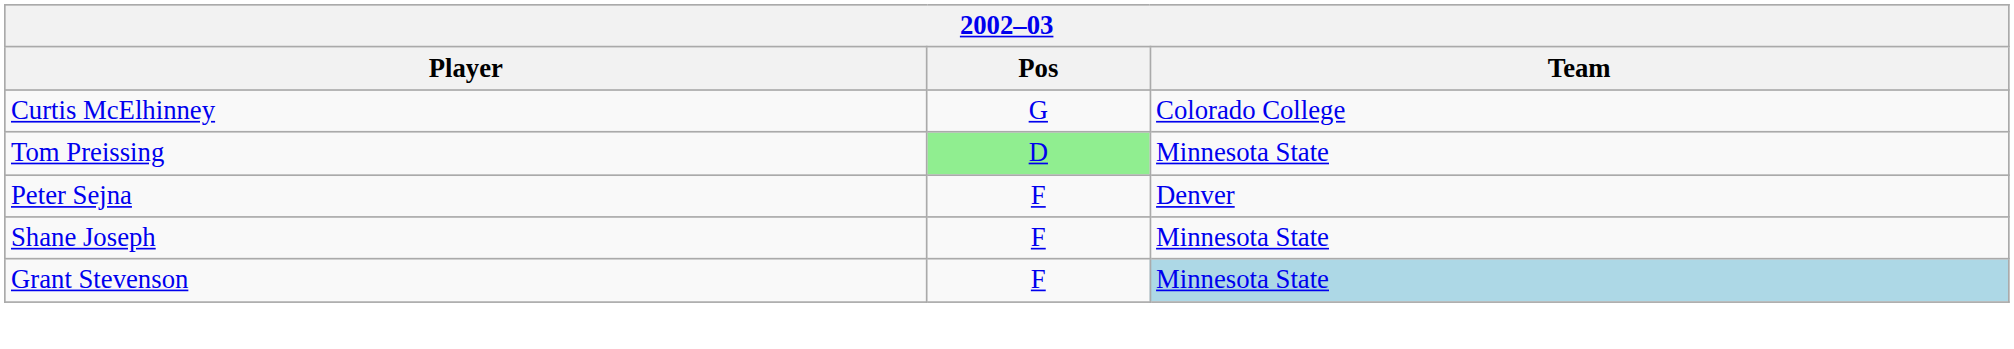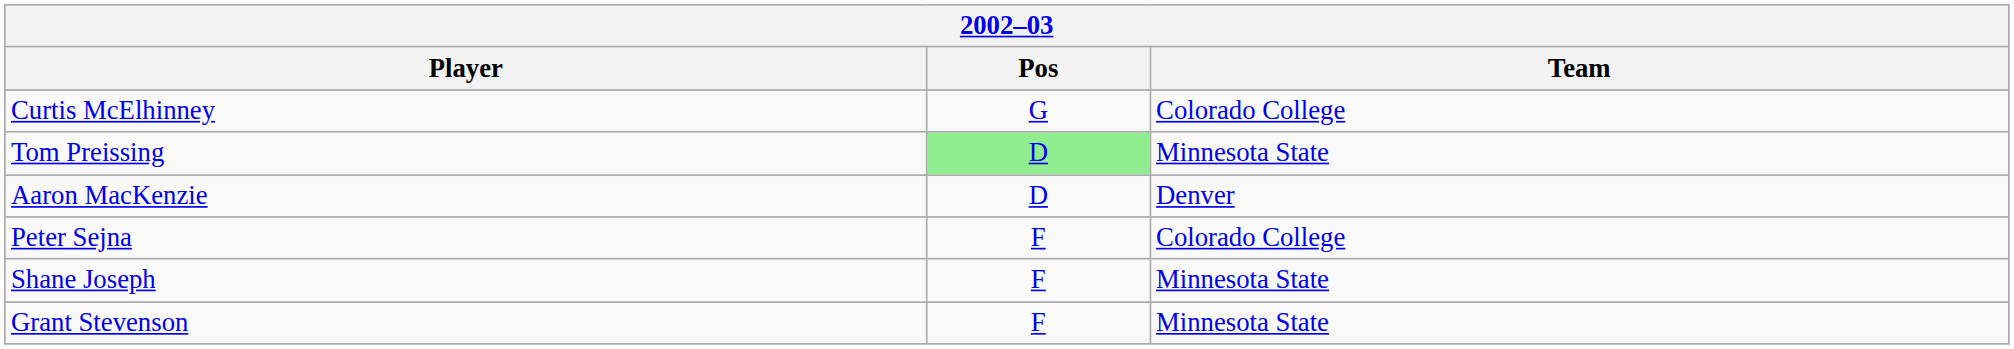+ row: (109, 195)
(1195, 195) Denver -> (1251, 237) Colorado College
(1243, 279) lightblue background -> (1243, 322) no background
